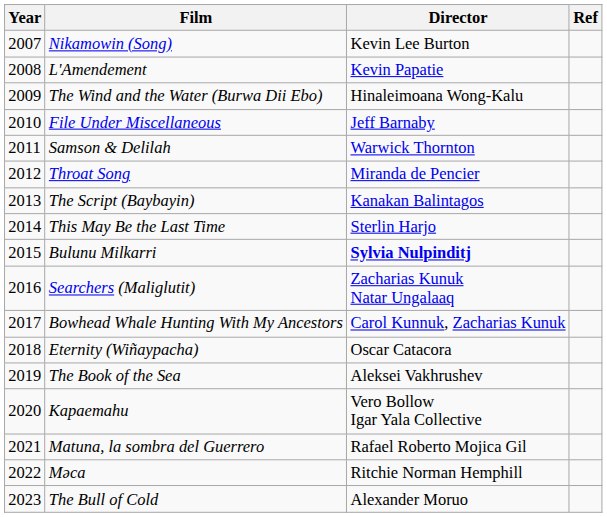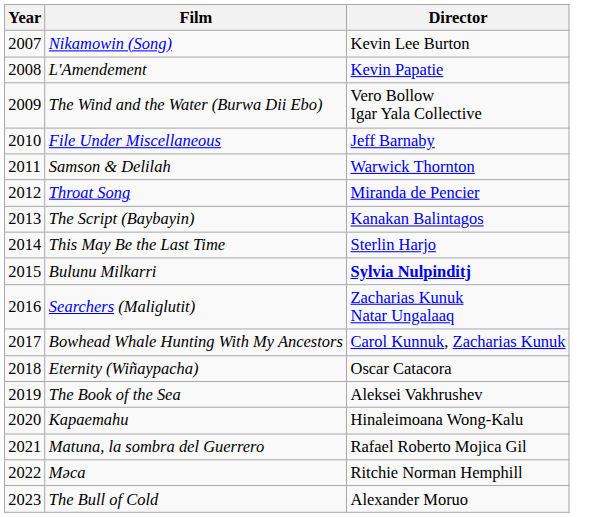- column: (586, 17)
(437, 95) Hinaleimoana Wong-Kalu -> (416, 105) Vero Bollow Igar Yala Collective
(416, 411) Vero Bollow Igar Yala Collective -> (437, 420) Hinaleimoana Wong-Kalu
